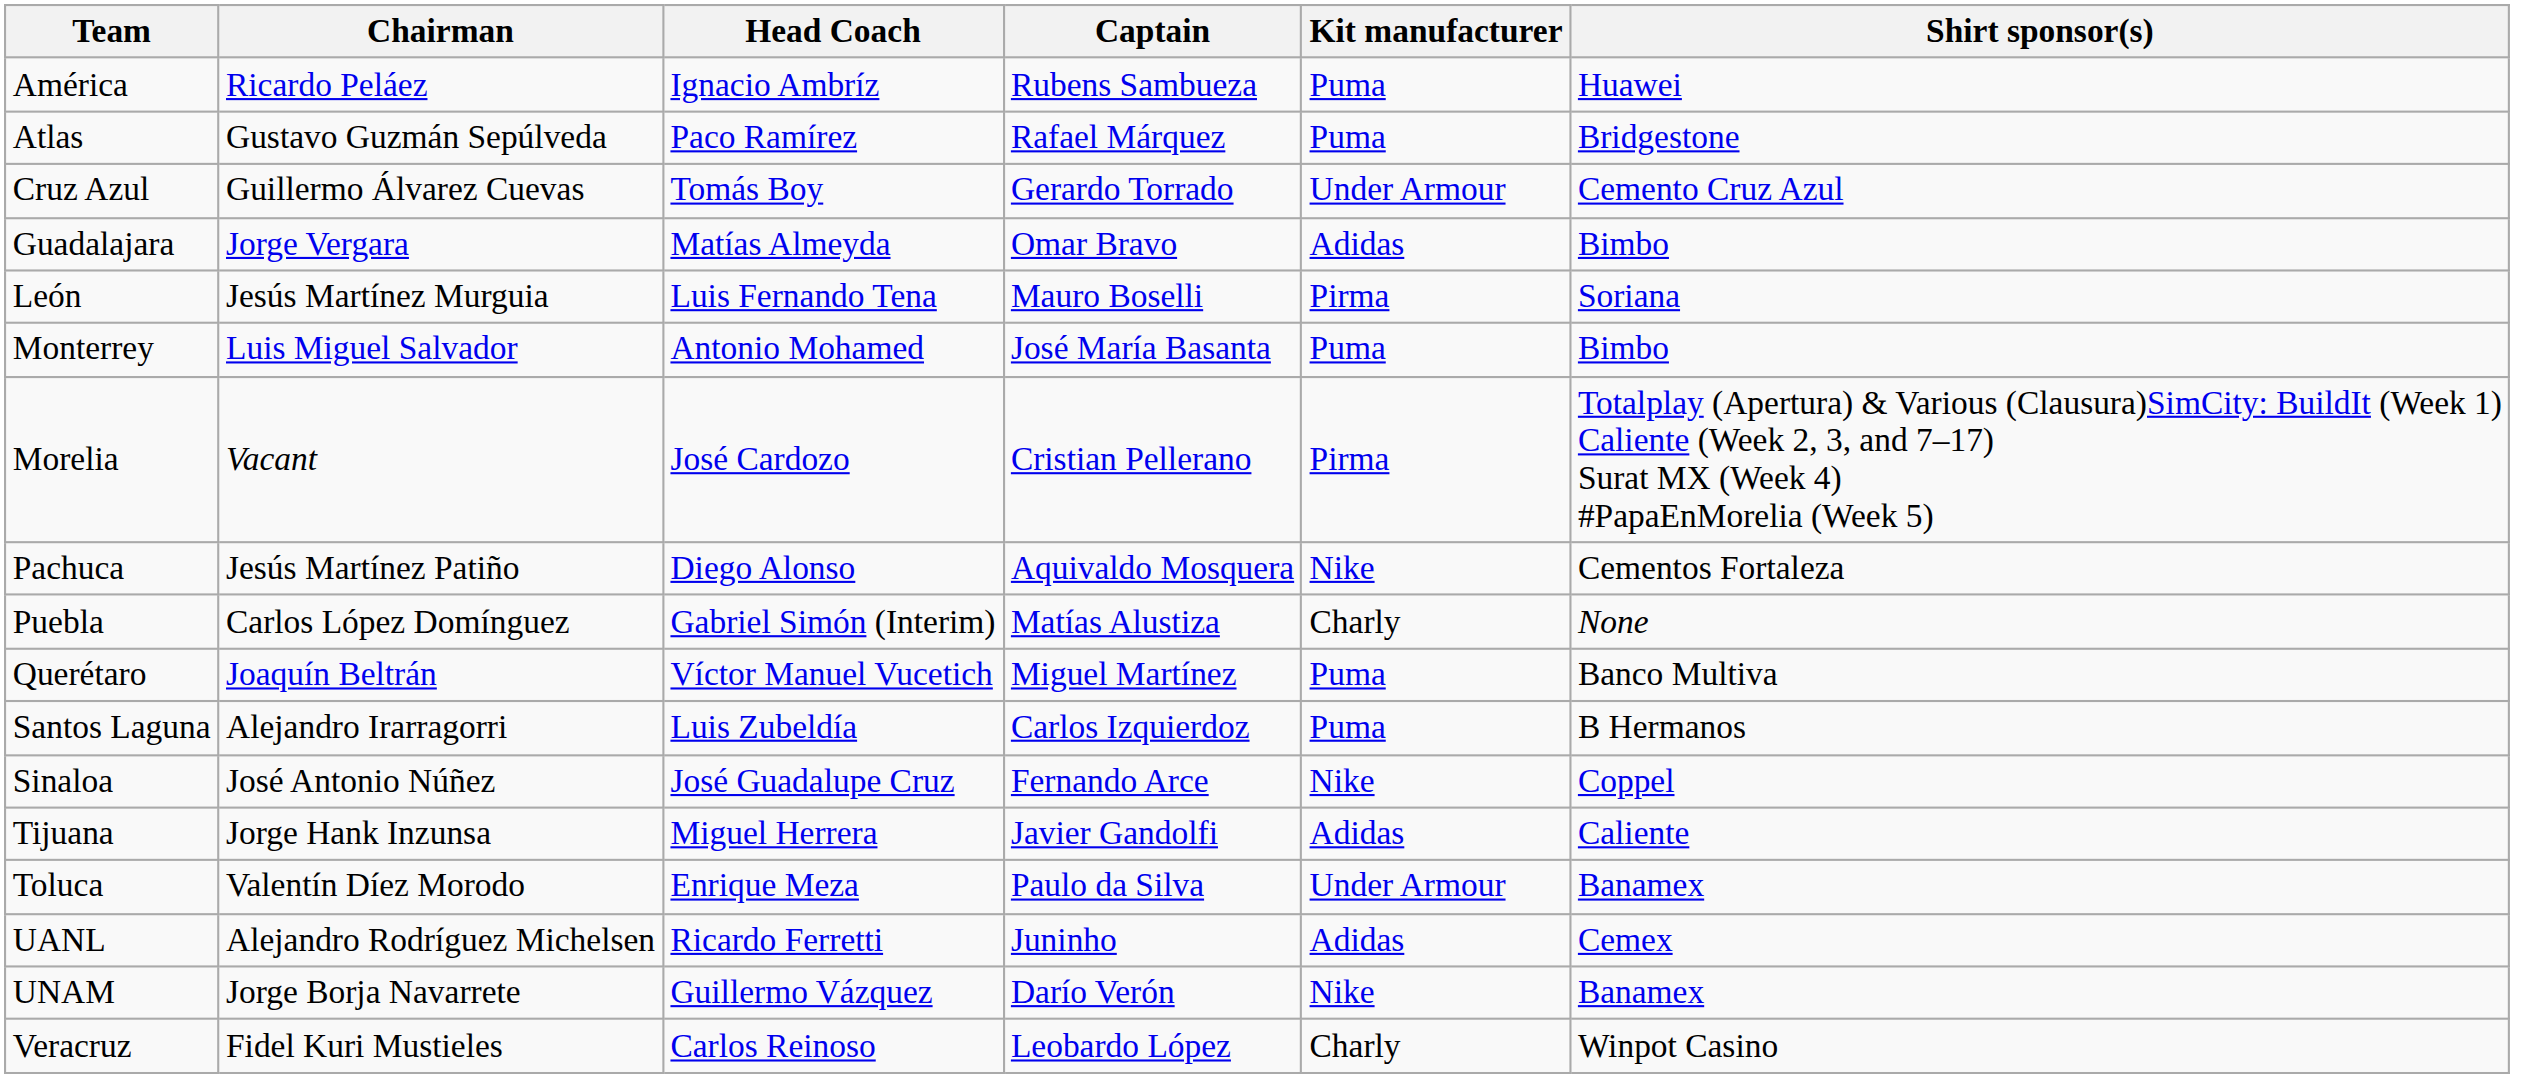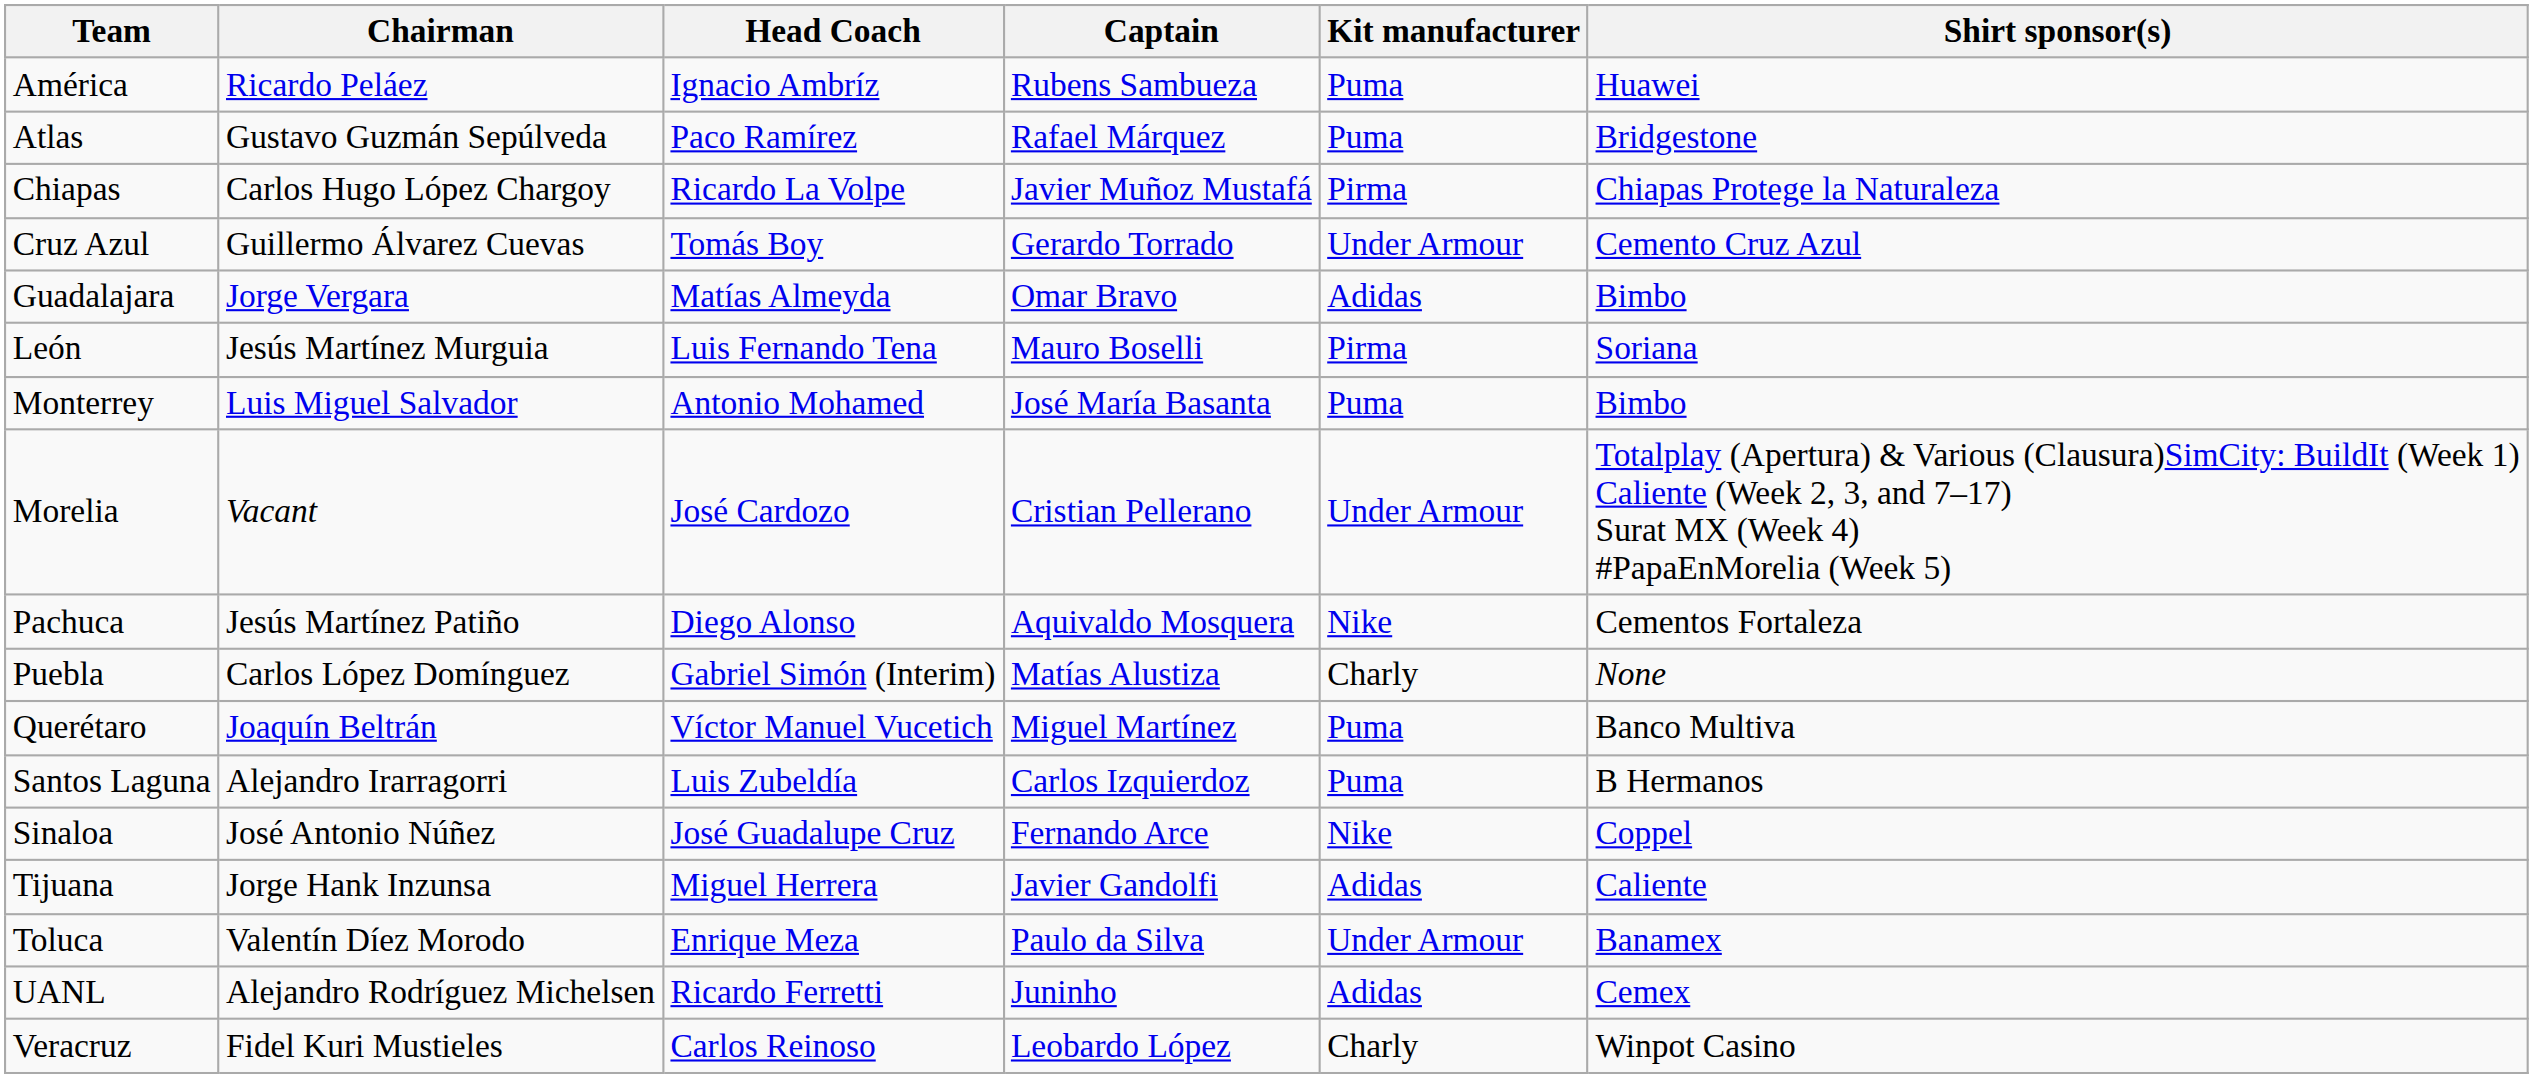+ row: (67, 190)
(1350, 458) Pirma -> (1425, 511) Under Armour
- row: (64, 992)
